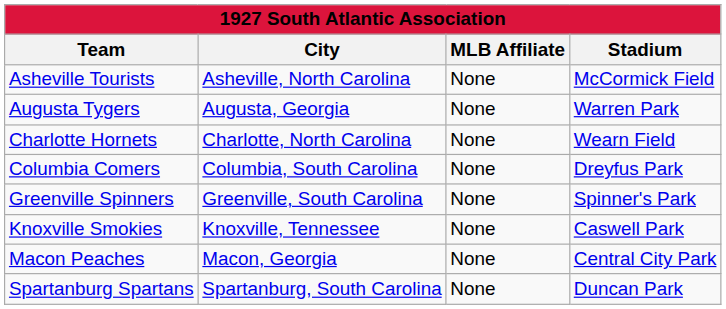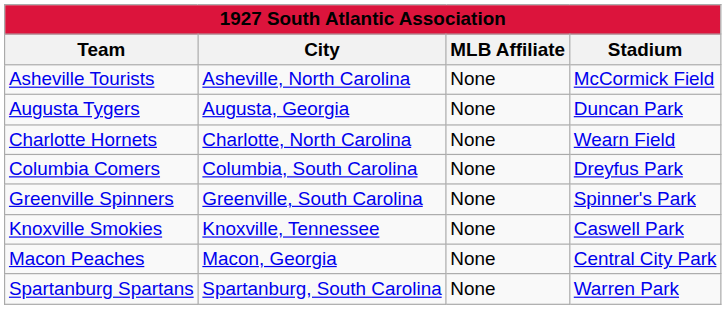(626, 109) Warren Park -> (628, 109) Duncan Park
(628, 288) Duncan Park -> (626, 288) Warren Park
